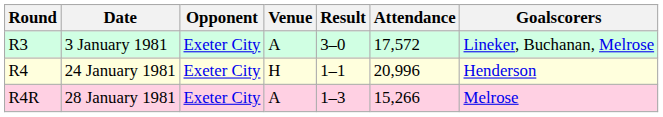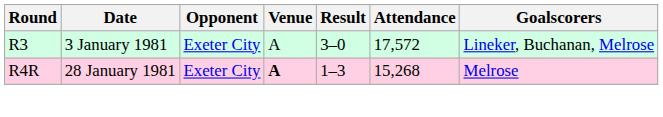- row: (120, 71)
(274, 97) normal -> (274, 71) bold
(397, 97) 15,266 -> (397, 71) 15,268
